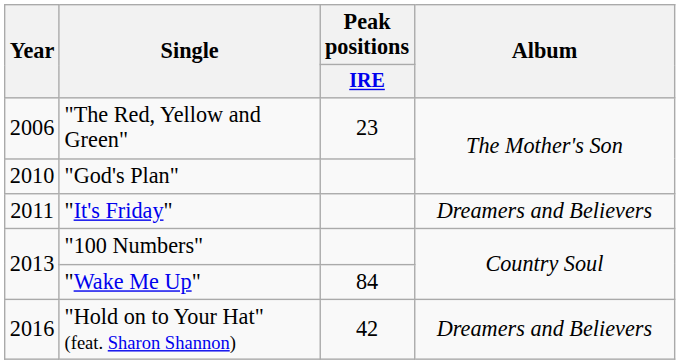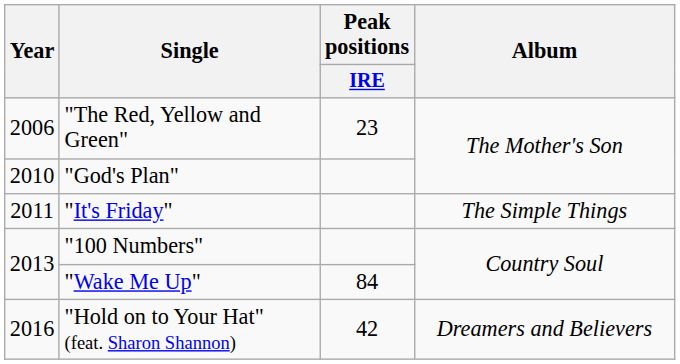(544, 211) Dreamers and Believers -> (544, 211) The Simple Things
